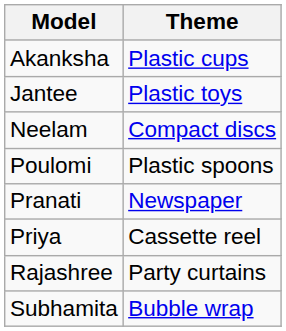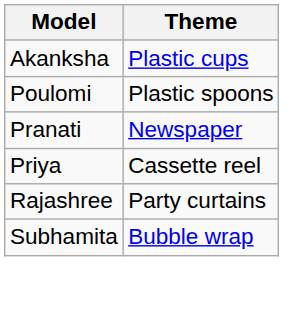- row: (44, 93)
- row: (49, 129)
